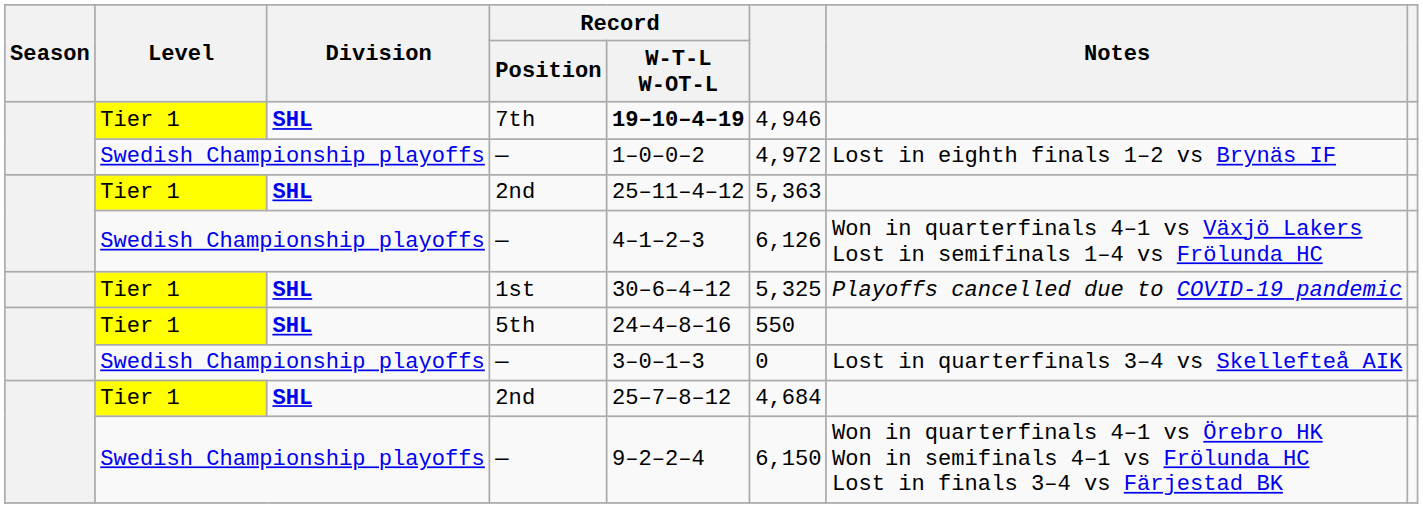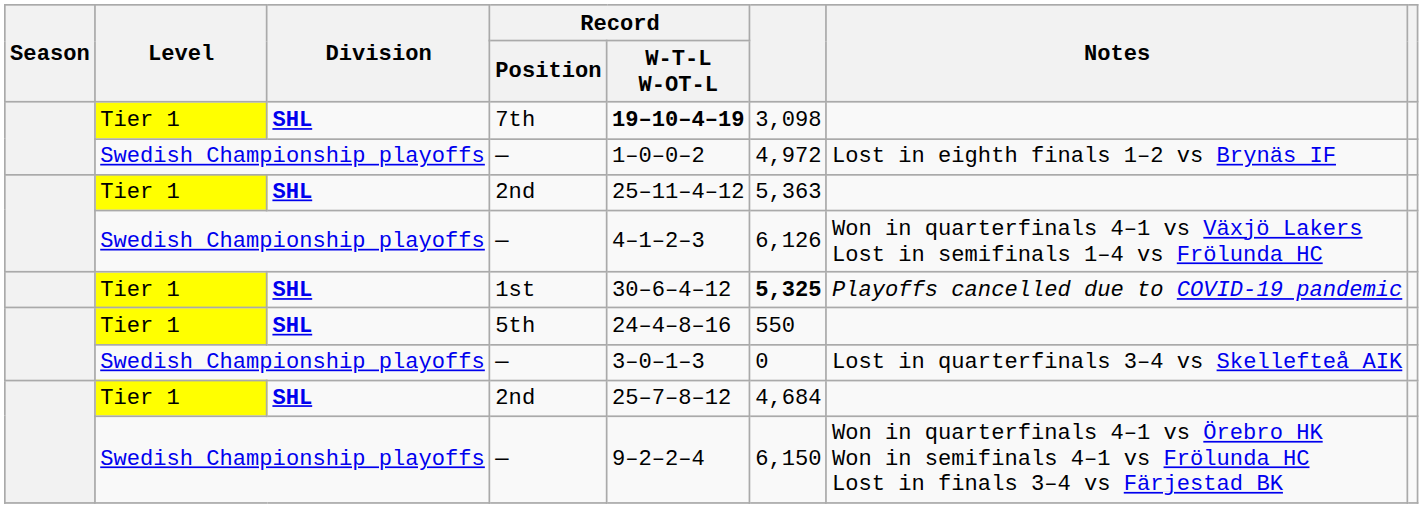(788, 120) 4,946 -> (788, 120) 3,098
(788, 290) normal -> (788, 290) bold
